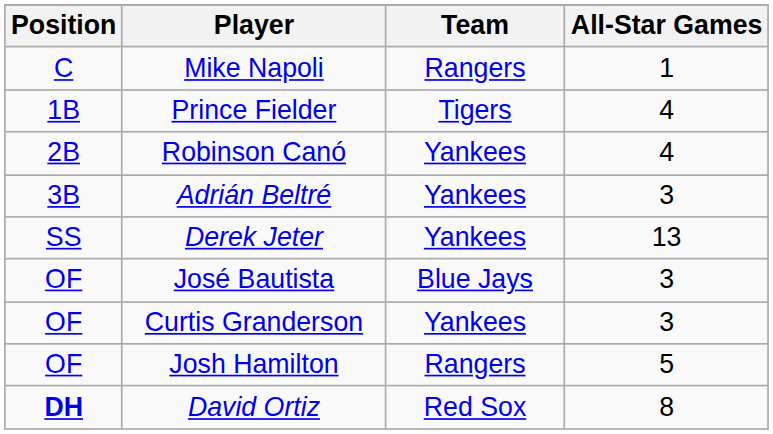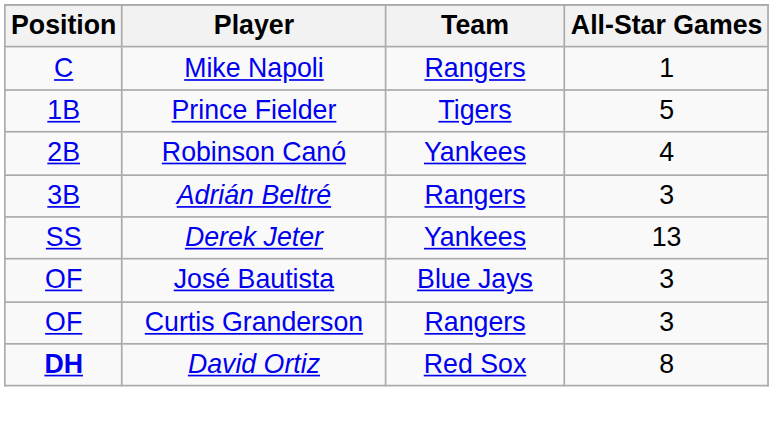(667, 110) 4 -> (667, 110) 5
(475, 195) Yankees -> (475, 195) Rangers
(475, 322) Yankees -> (475, 322) Rangers
- row: (254, 364)
